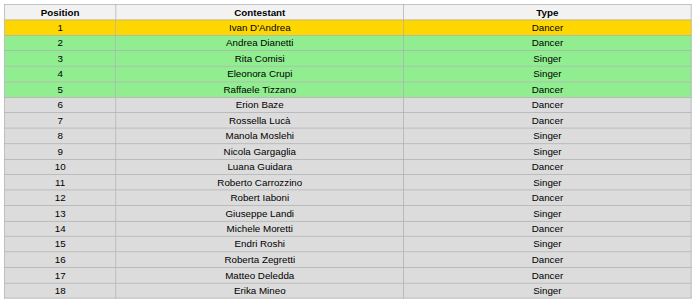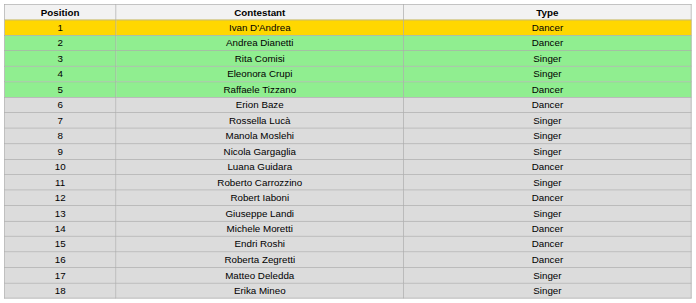(547, 121) Dancer -> (547, 121) Singer
(547, 245) Singer -> (547, 245) Dancer
(547, 275) Dancer -> (547, 275) Singer
